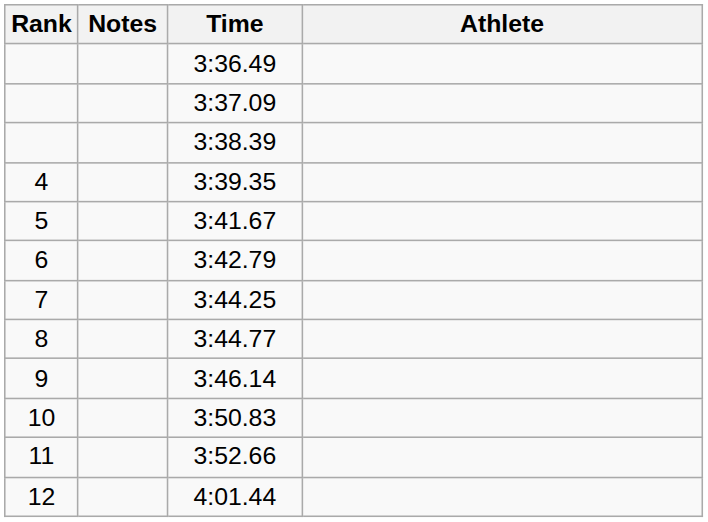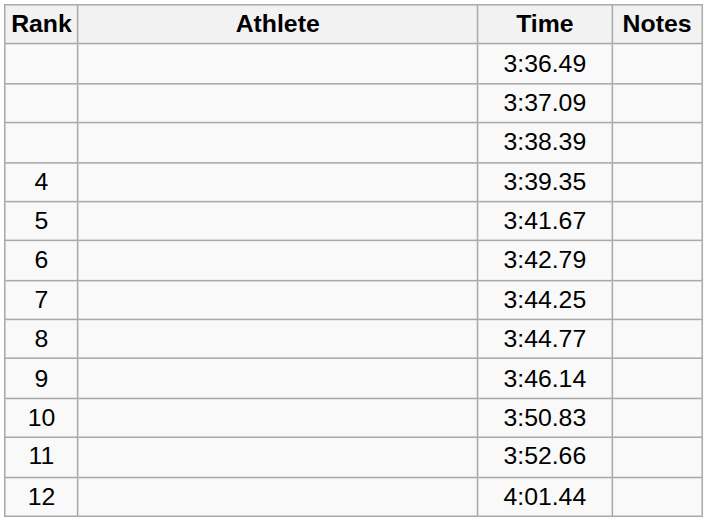columns swapped: (502, 24) <-> (123, 24)
